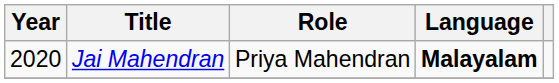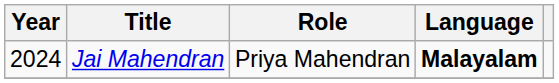(36, 59) 2020 -> (36, 59) 2024
